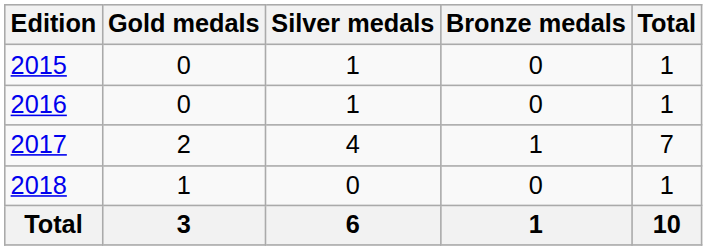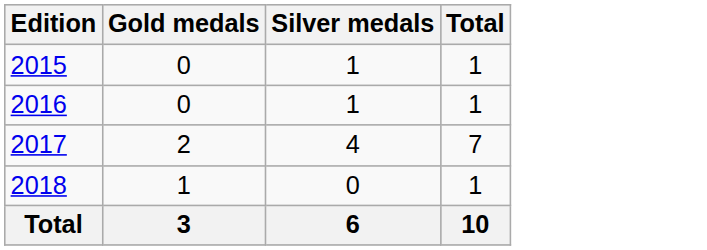- column: (536, 24)
